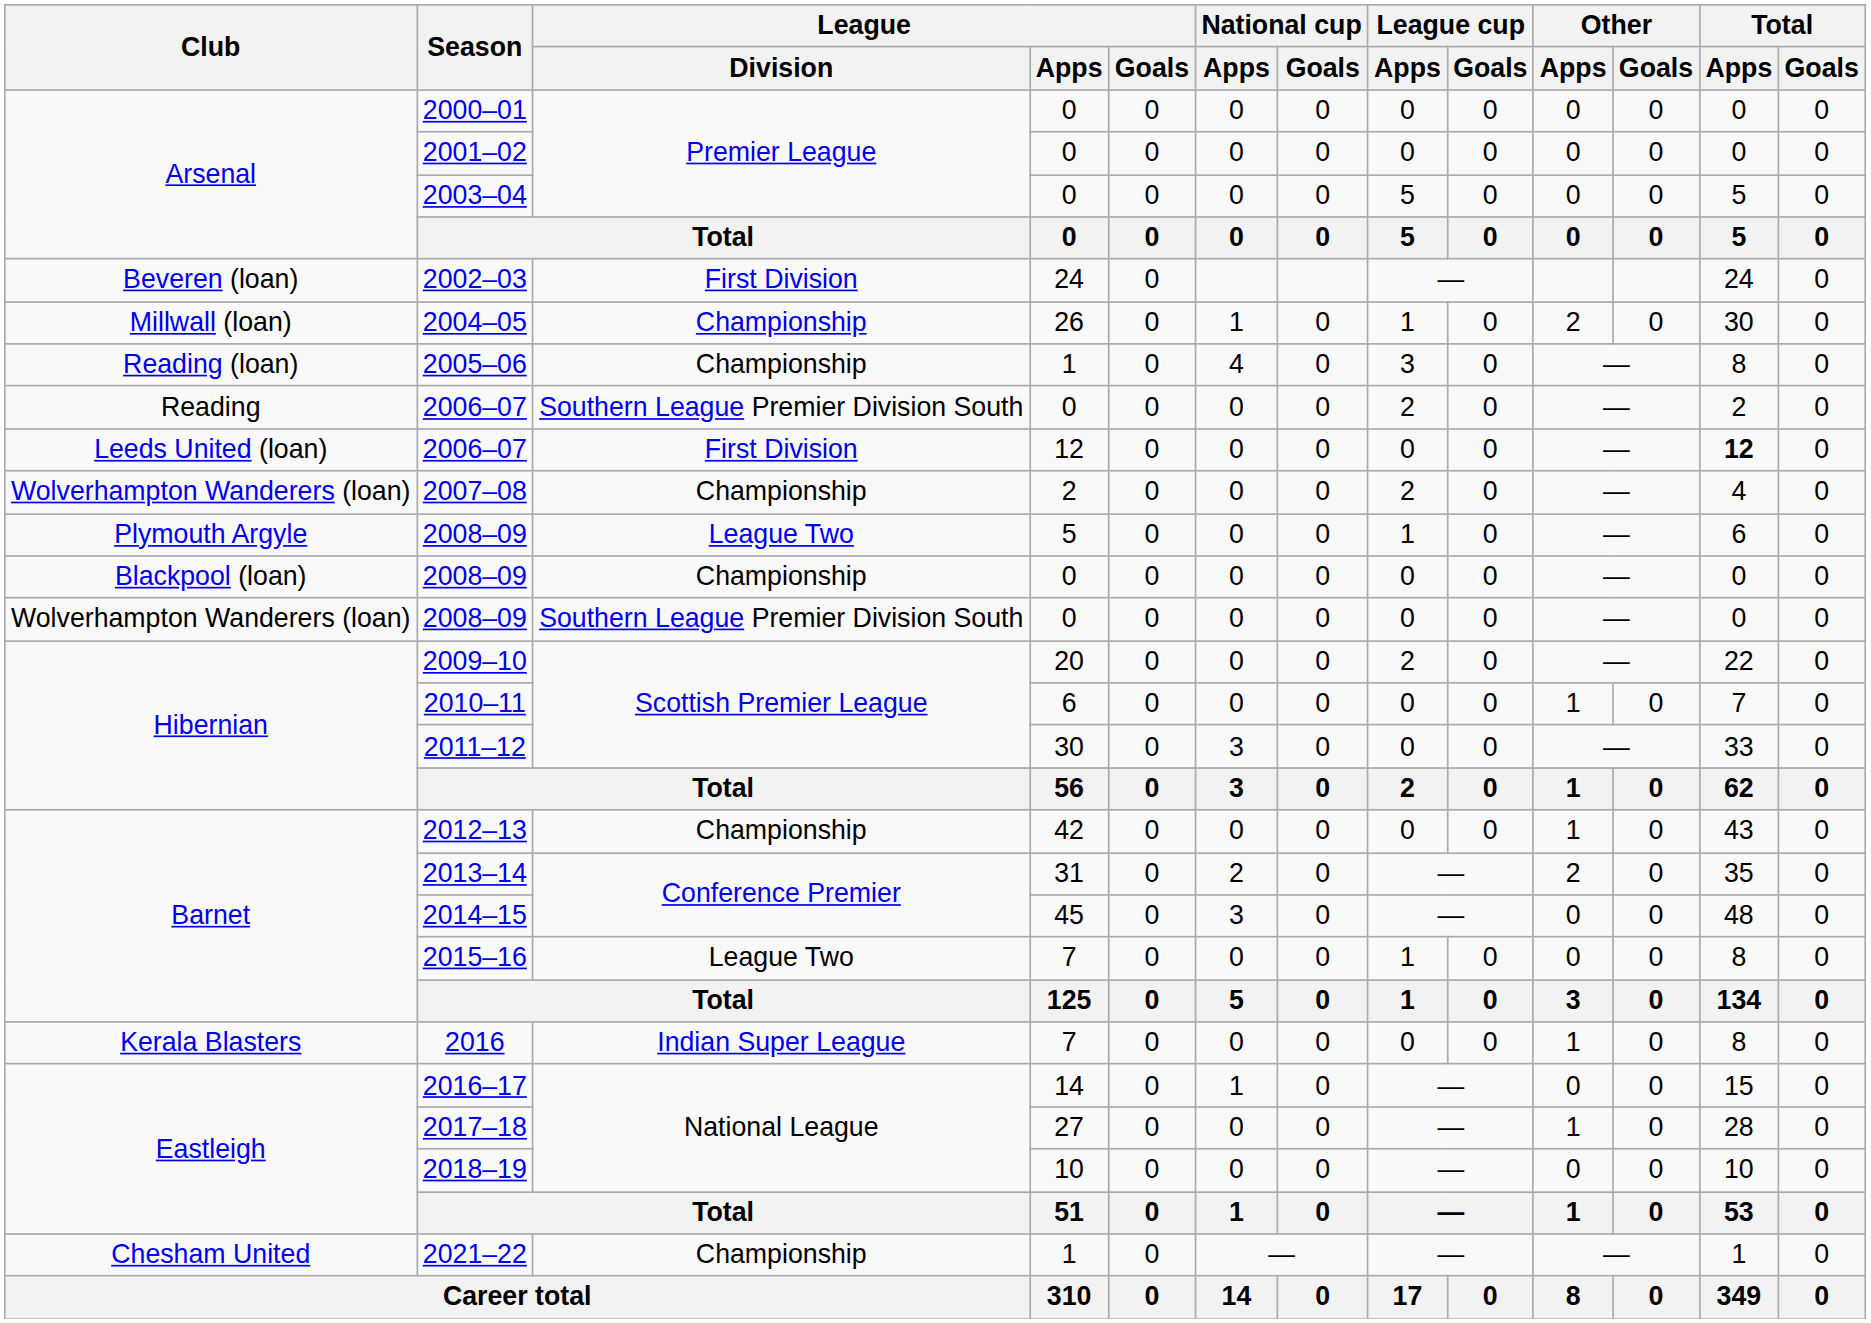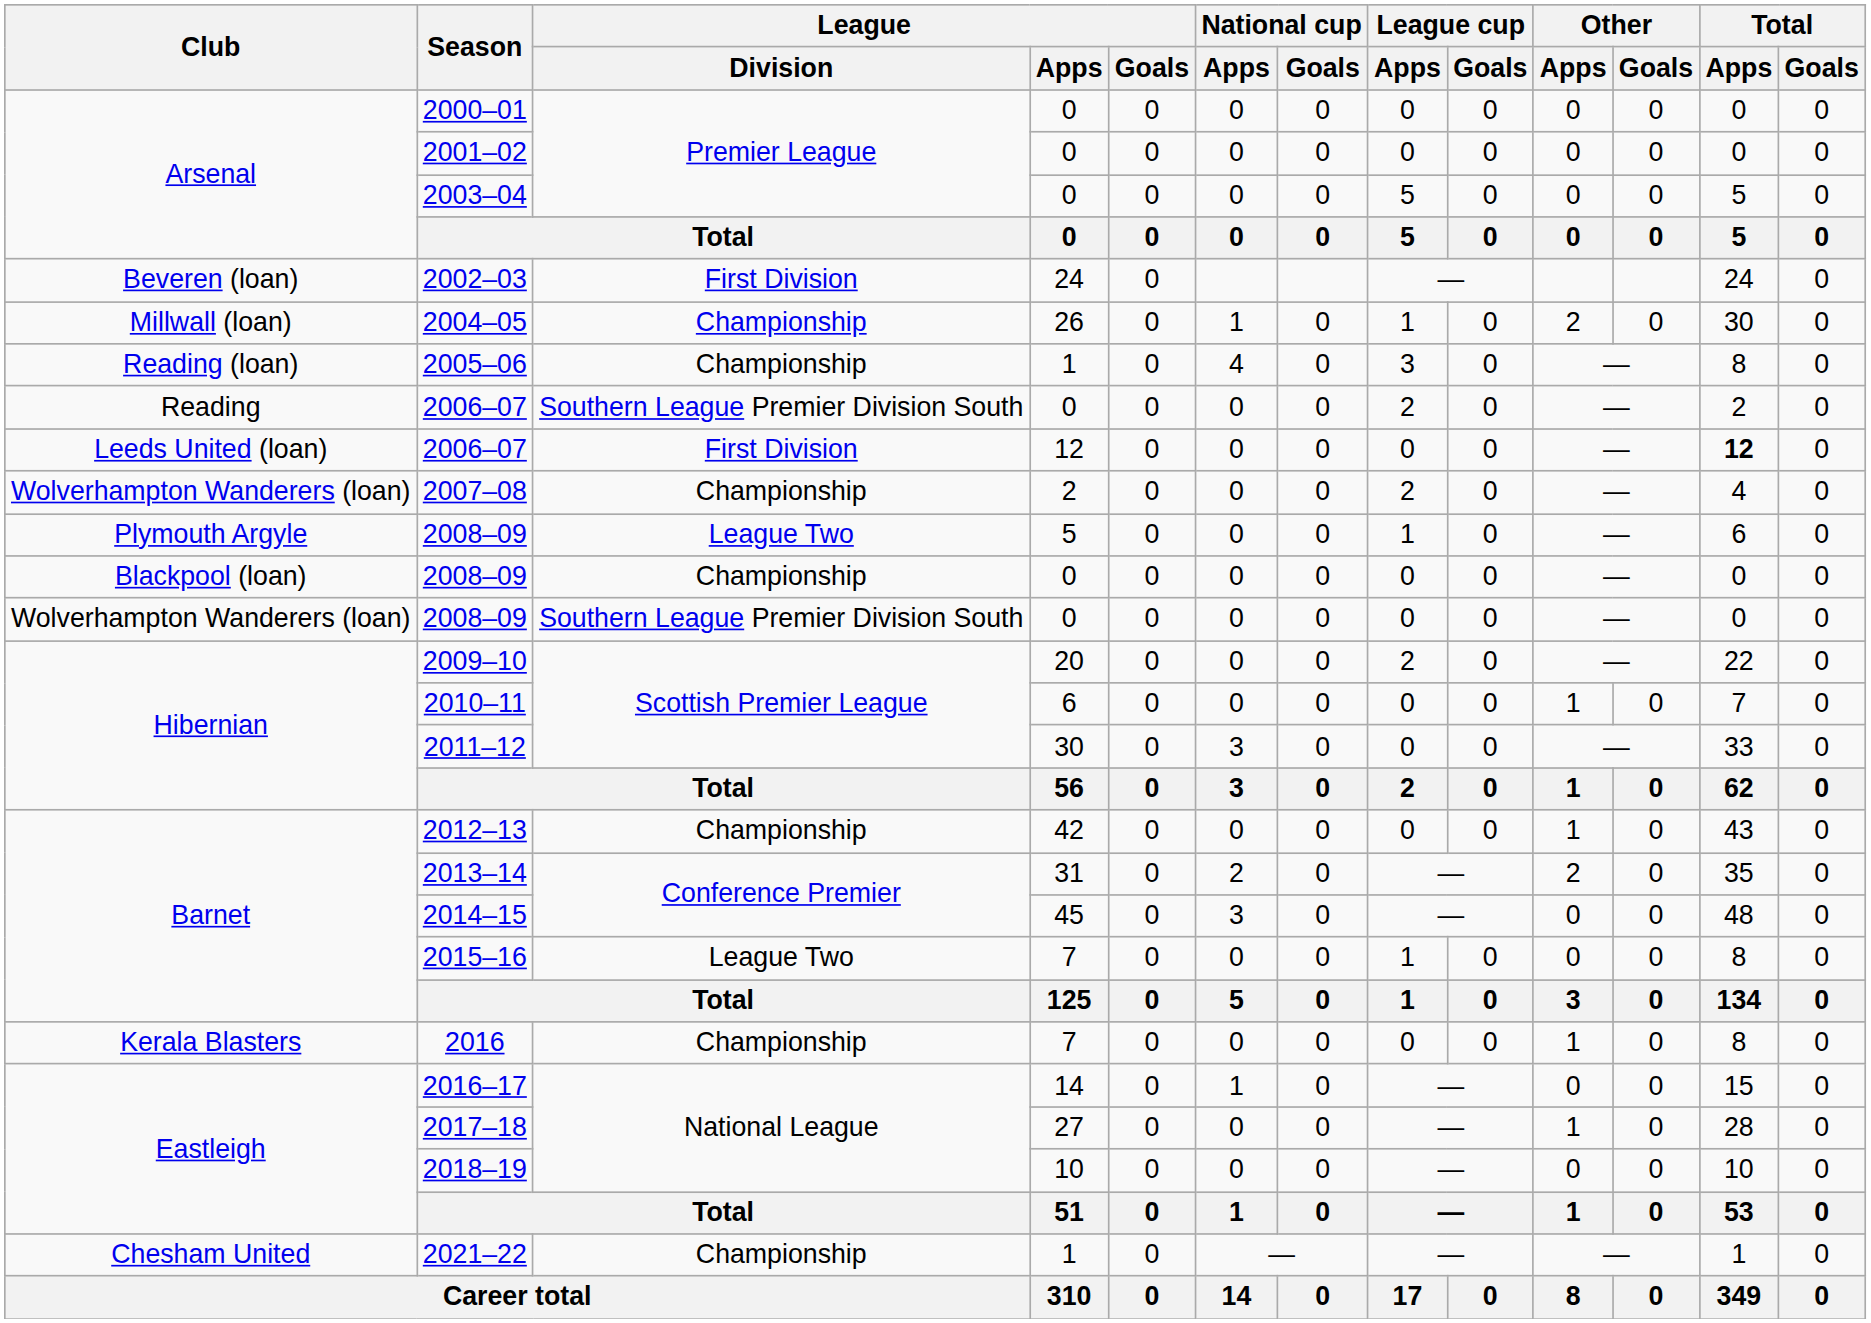(781, 1042) Indian Super League -> (781, 1042) Championship
